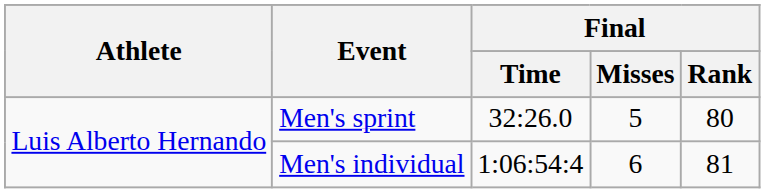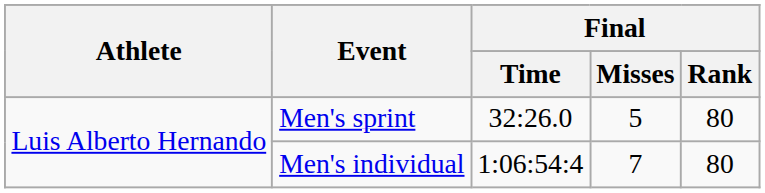(635, 164) 6 -> (635, 164) 7
(720, 164) 81 -> (720, 164) 80
